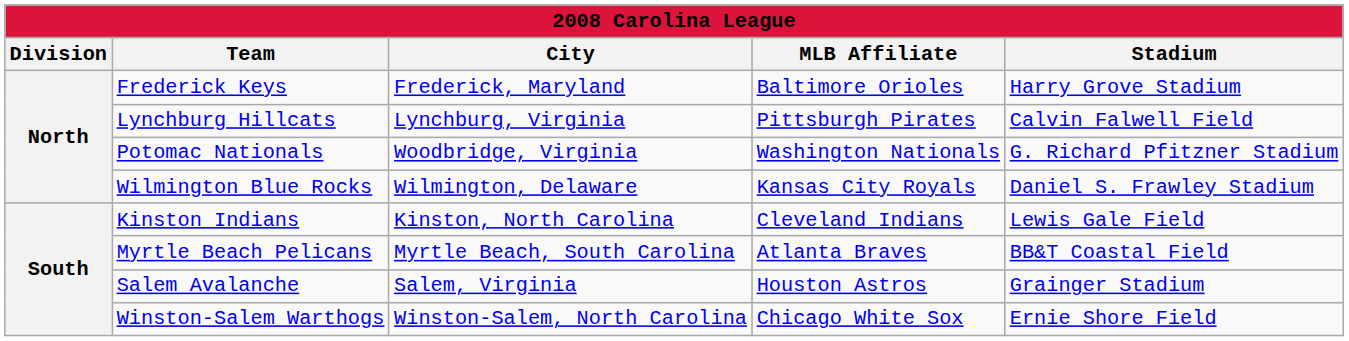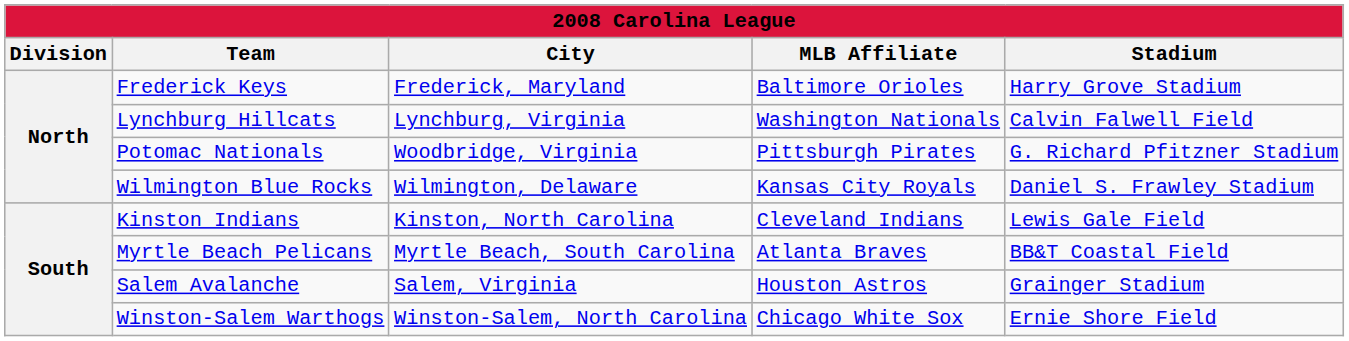(866, 120) Pittsburgh Pirates -> (878, 120) Washington Nationals
(878, 154) Washington Nationals -> (866, 154) Pittsburgh Pirates
